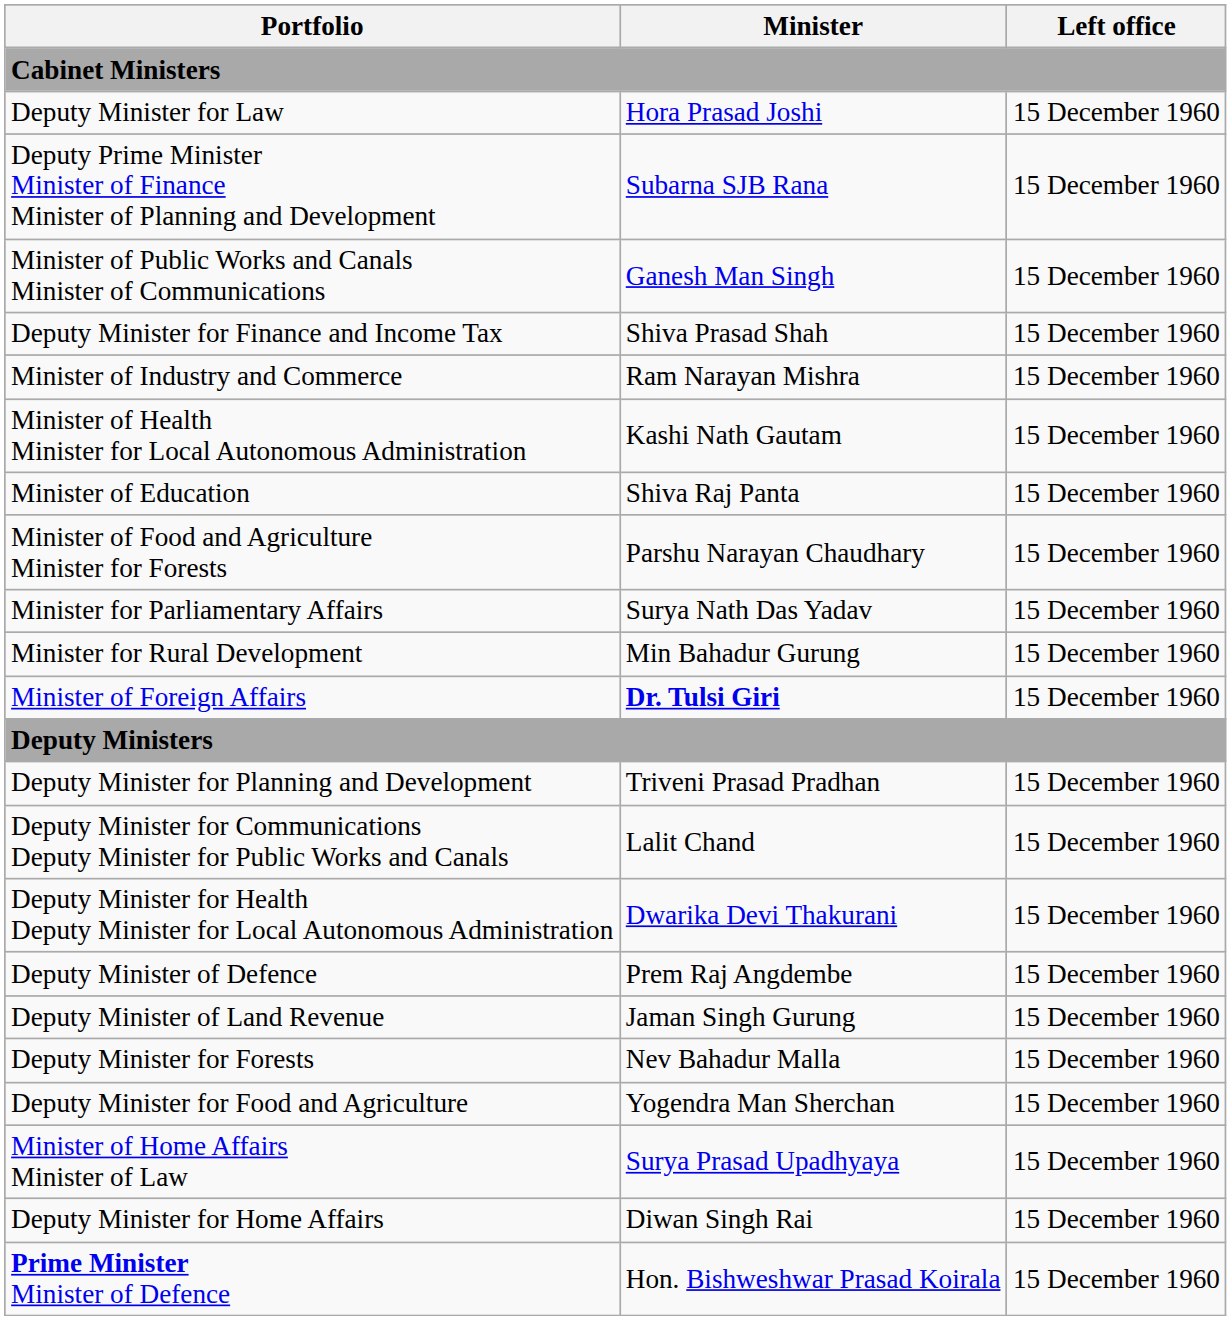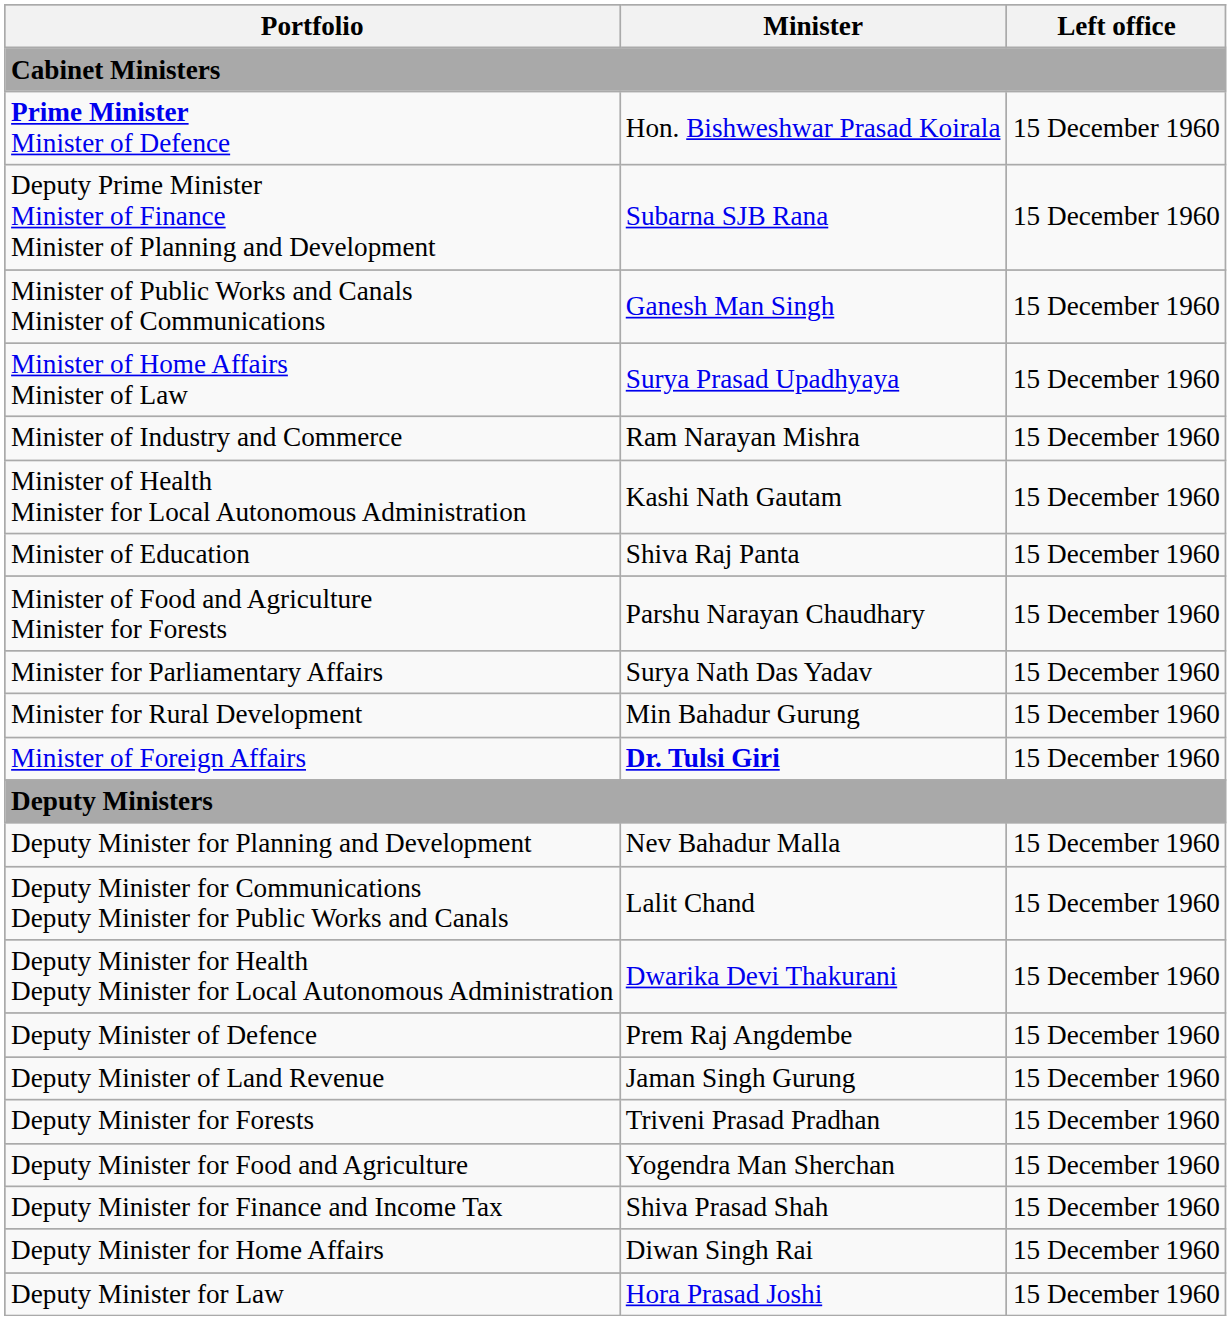rows swapped: (121, 1278) <-> (147, 112)
rows swapped: (149, 1161) <-> (257, 333)
(753, 782) Triveni Prasad Pradhan -> (733, 844) Nev Bahadur Malla
(733, 1059) Nev Bahadur Malla -> (753, 1121) Triveni Prasad Pradhan
